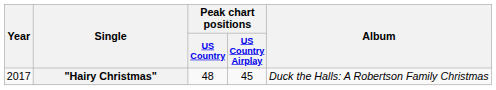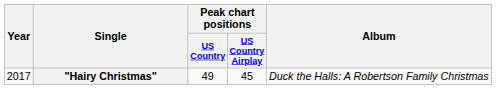(208, 76) 48 -> (208, 76) 49
